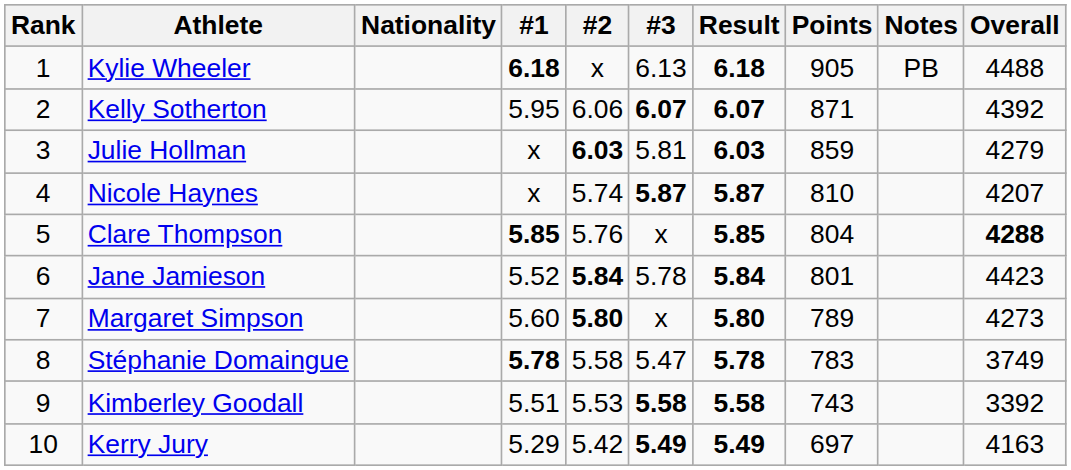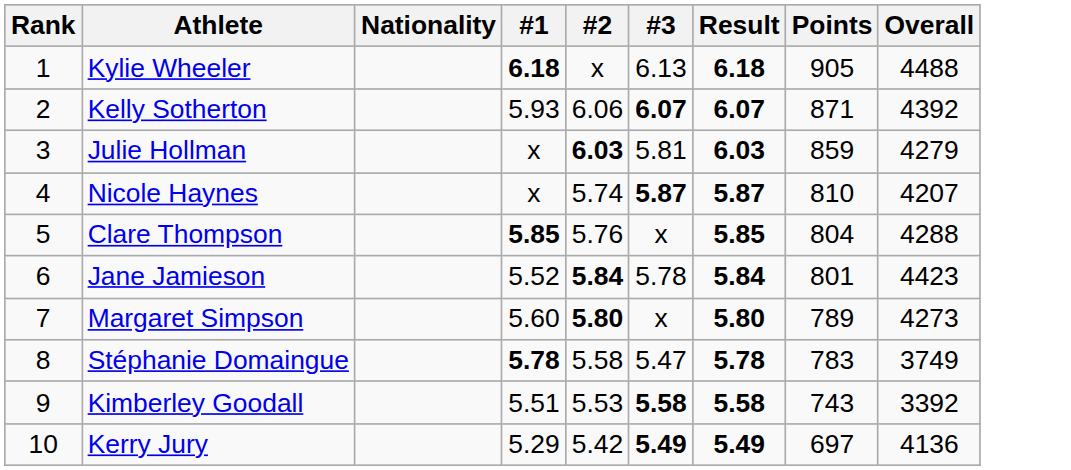- column: (921, 25)
(534, 109) 5.95 -> (534, 109) 5.93
(1015, 234) bold -> (929, 234) normal
(1015, 444) 4163 -> (929, 444) 4136
